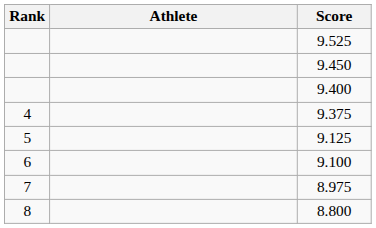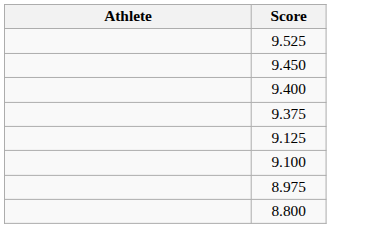- column: (27, 16)
